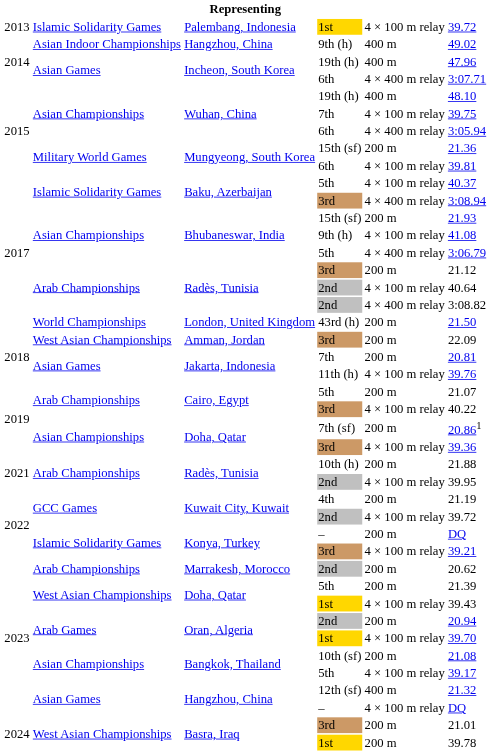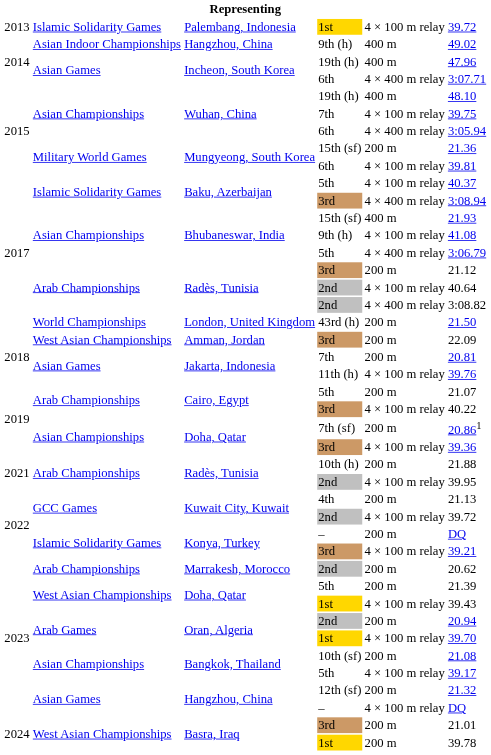(381, 218) 200 m -> (381, 218) 400 m
(462, 499) 21.19 -> (462, 499) 21.13
(381, 690) 400 m -> (381, 690) 200 m
